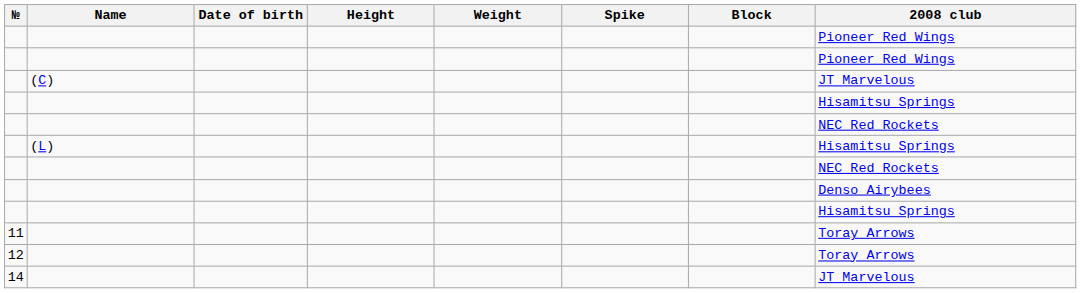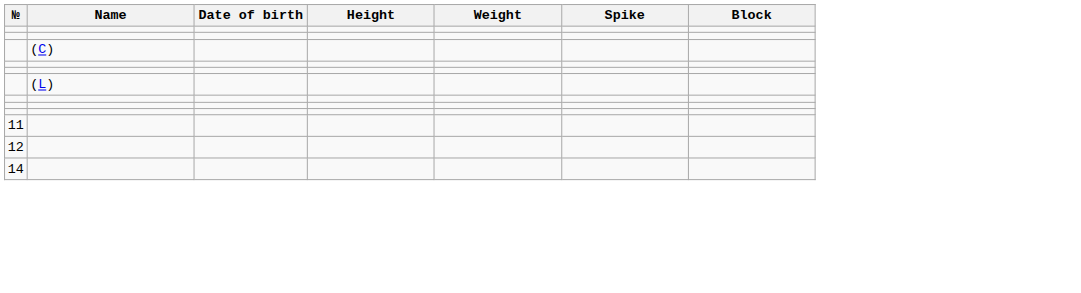- column: (945, 15)
